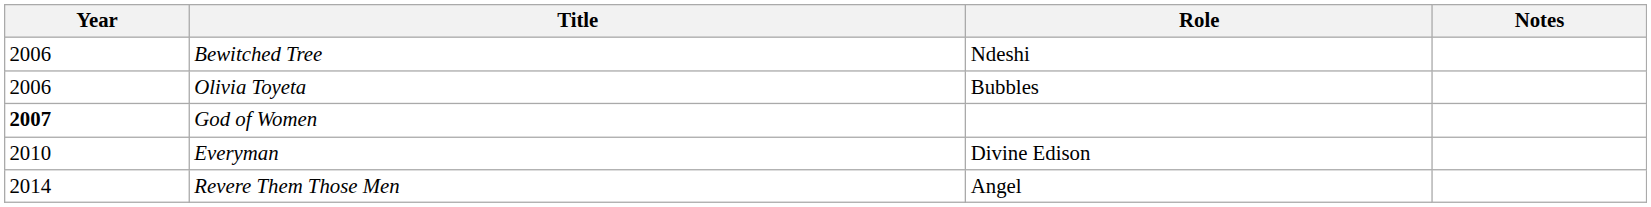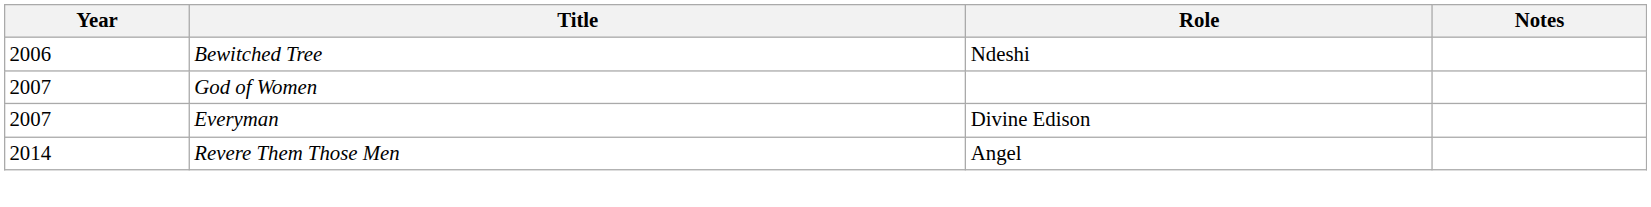- row: (250, 86)
(30, 119) bold -> (30, 86) normal
(30, 152) 2010 -> (30, 119) 2007
